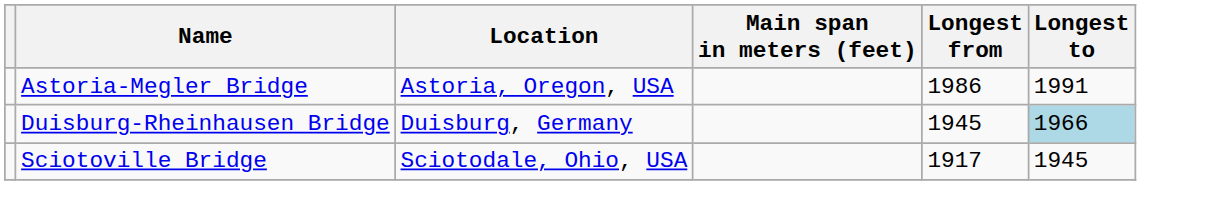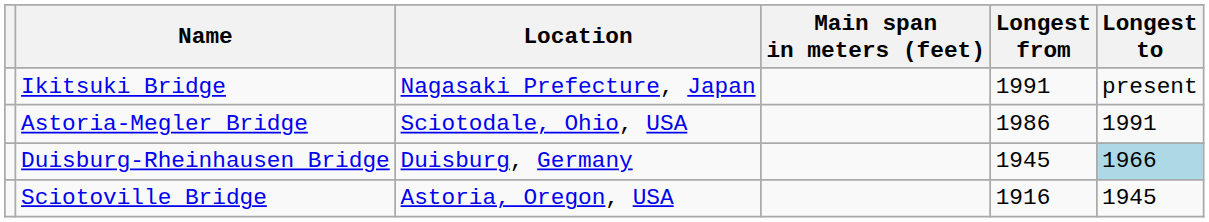+ row: (124, 87)
(537, 87) Astoria, Oregon, USA -> (544, 124) Sciotodale, Ohio, USA
(544, 161) Sciotodale, Ohio, USA -> (537, 198) Astoria, Oregon, USA
(955, 161) 1917 -> (1023, 198) 1916
